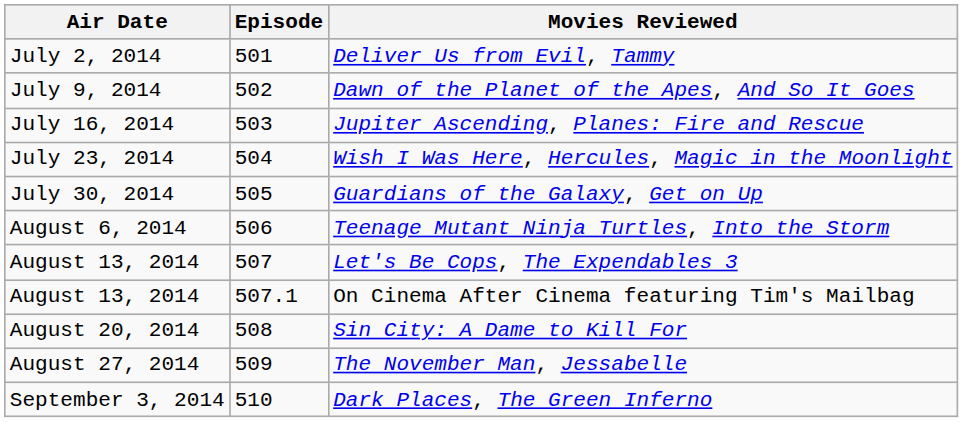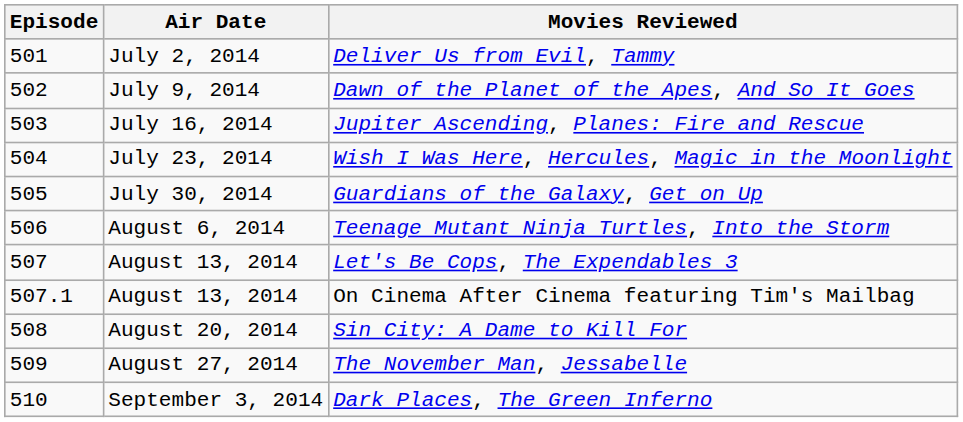columns swapped: (279, 22) <-> (117, 22)
